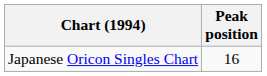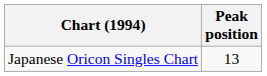(232, 58) 16 -> (232, 58) 13
